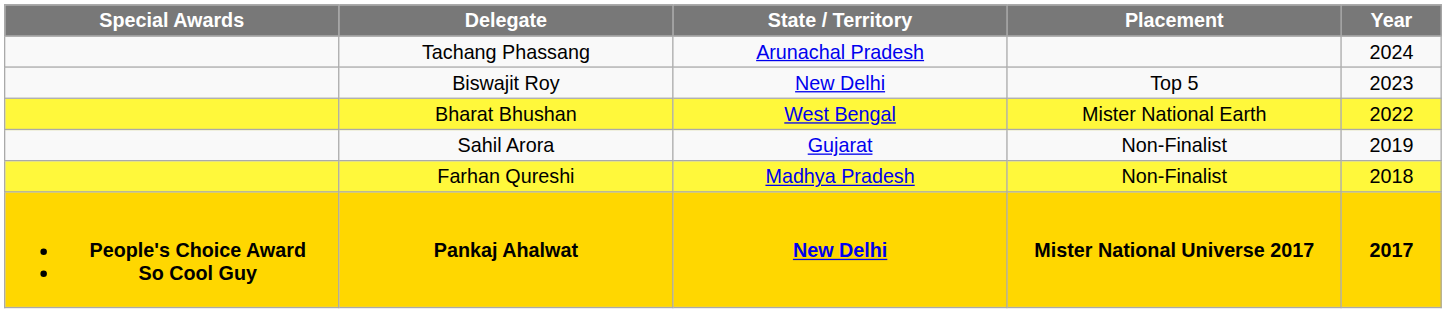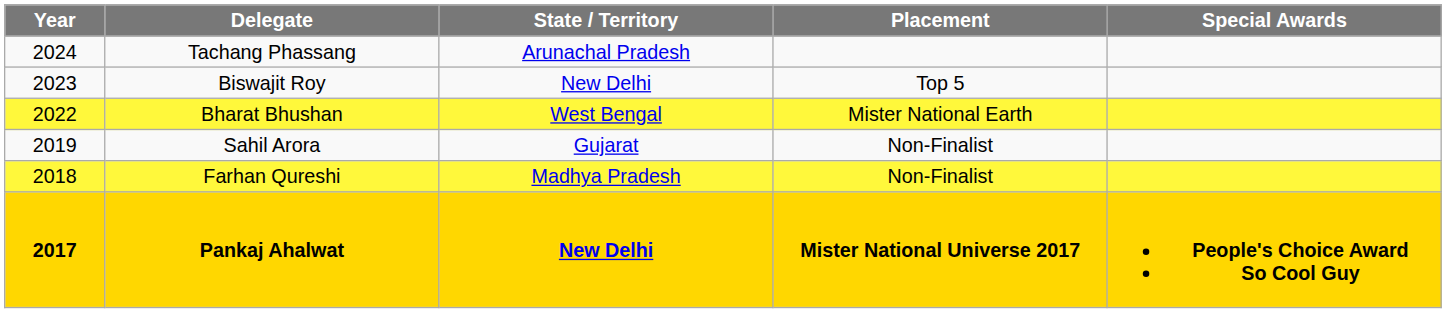columns swapped: (1391, 20) <-> (172, 20)
